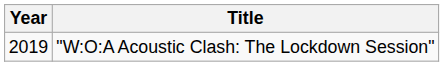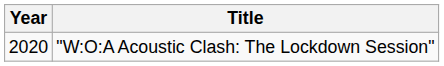(28, 46) 2019 -> (28, 46) 2020
